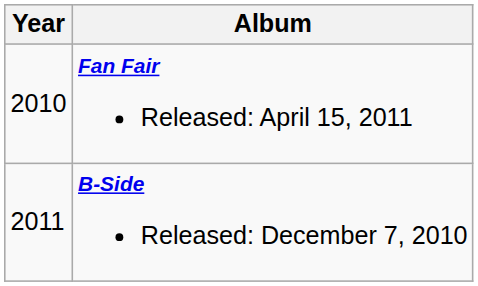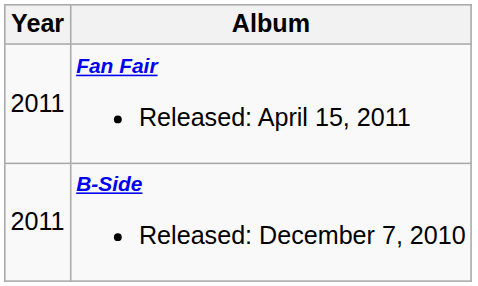(39, 103) 2010 -> (38, 103) 2011
